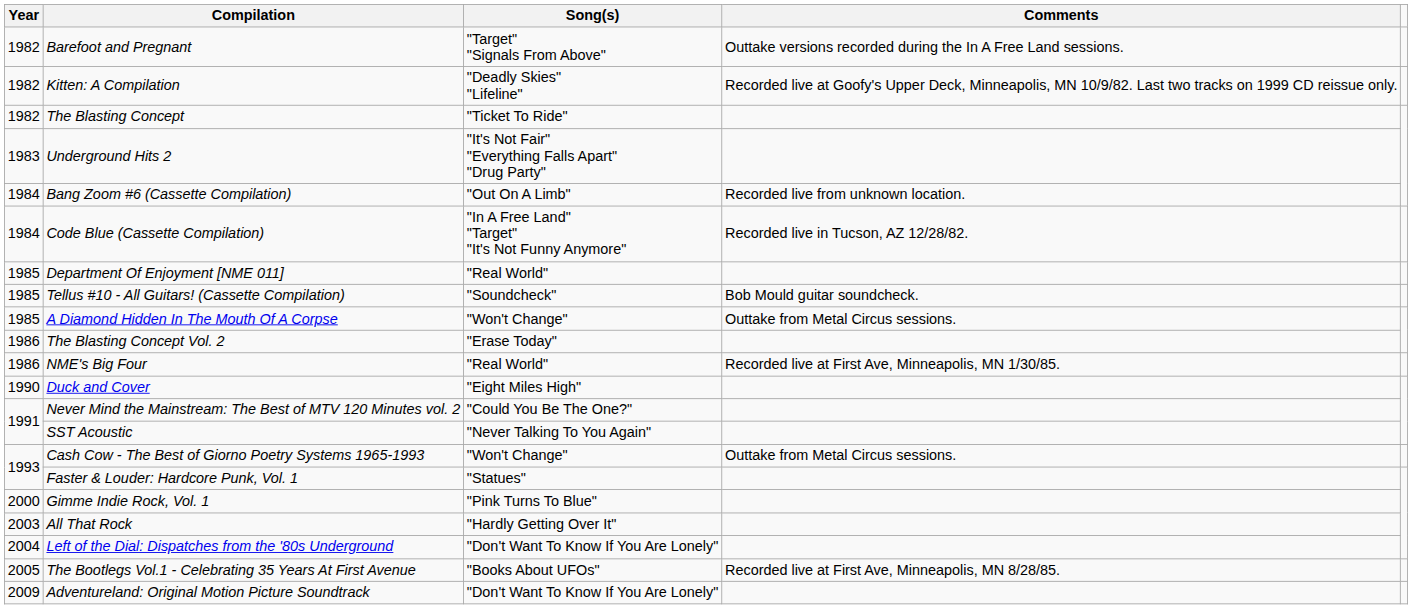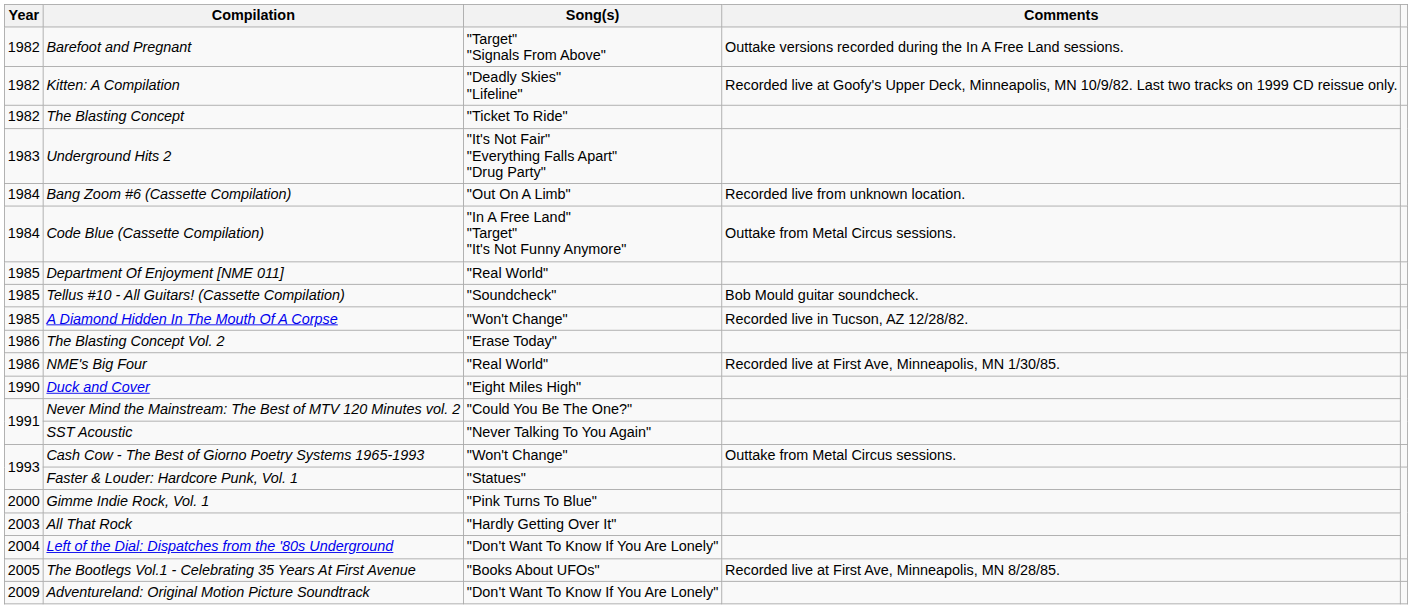(847, 233) Recorded live in Tucson, AZ 12/28/82. -> (841, 233) Outtake from Metal Circus sessions.
(841, 318) Outtake from Metal Circus sessions. -> (847, 318) Recorded live in Tucson, AZ 12/28/82.
